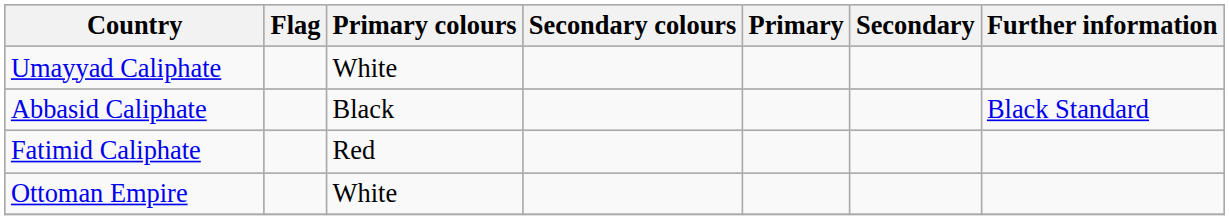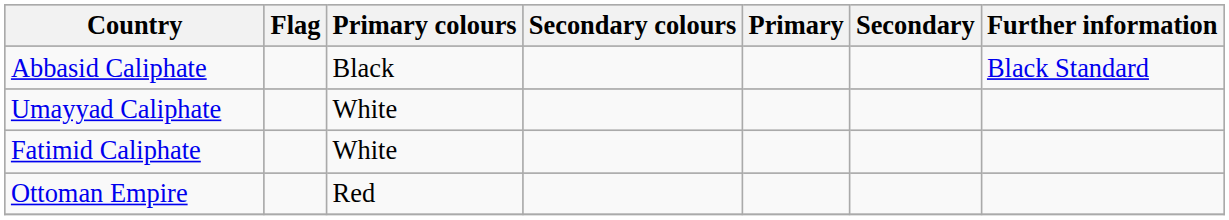rows swapped: (116, 67) <-> (109, 109)
(354, 151) Red -> (365, 151) White
(365, 192) White -> (354, 192) Red
